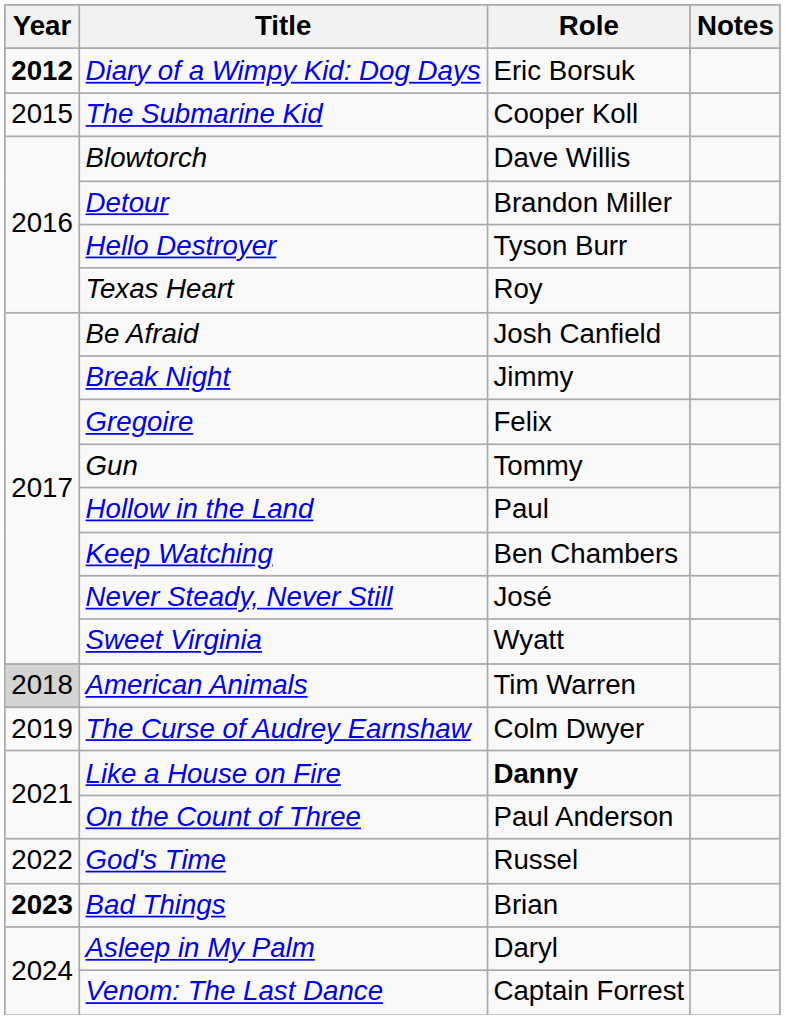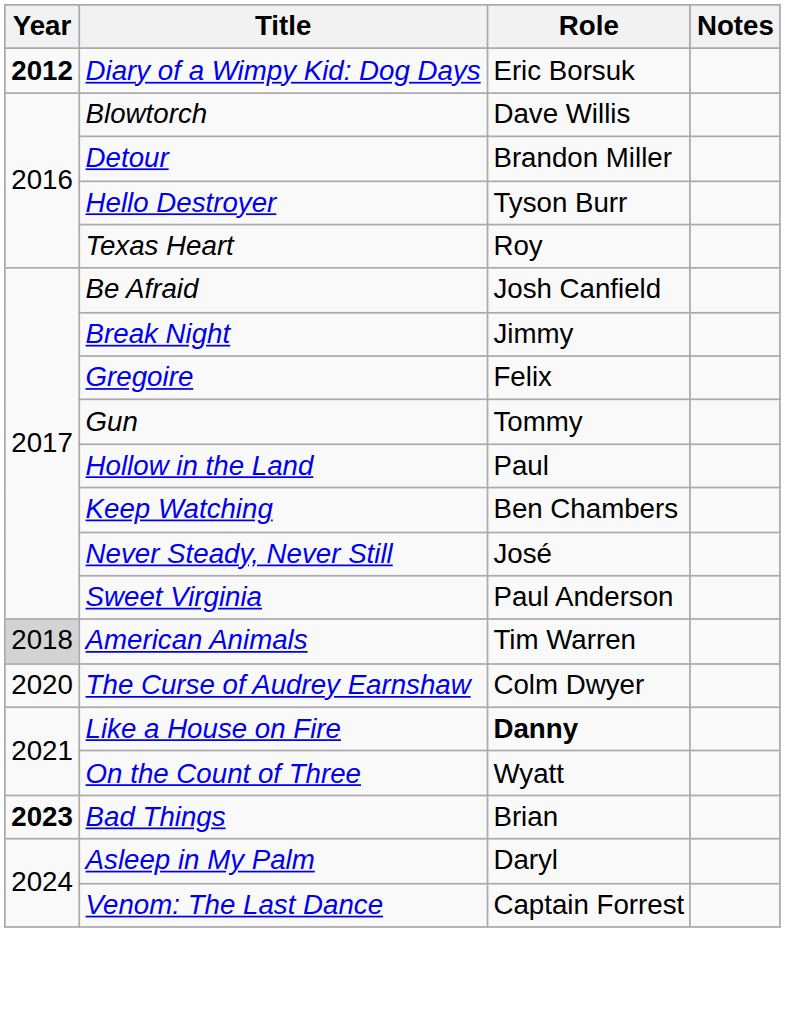- row: (204, 114)
(529, 641) Wyatt -> (583, 597) Paul Anderson
(42, 728) 2019 -> (42, 684) 2020
(583, 816) Paul Anderson -> (529, 772) Wyatt
- row: (156, 860)
